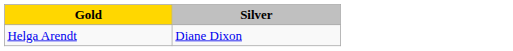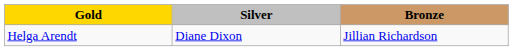+ column: (424, 14)
